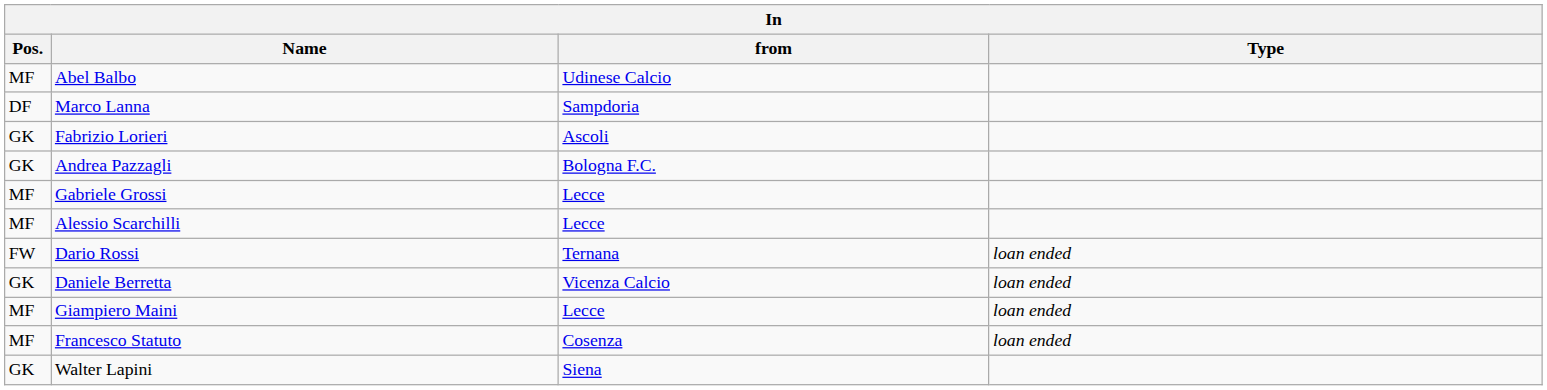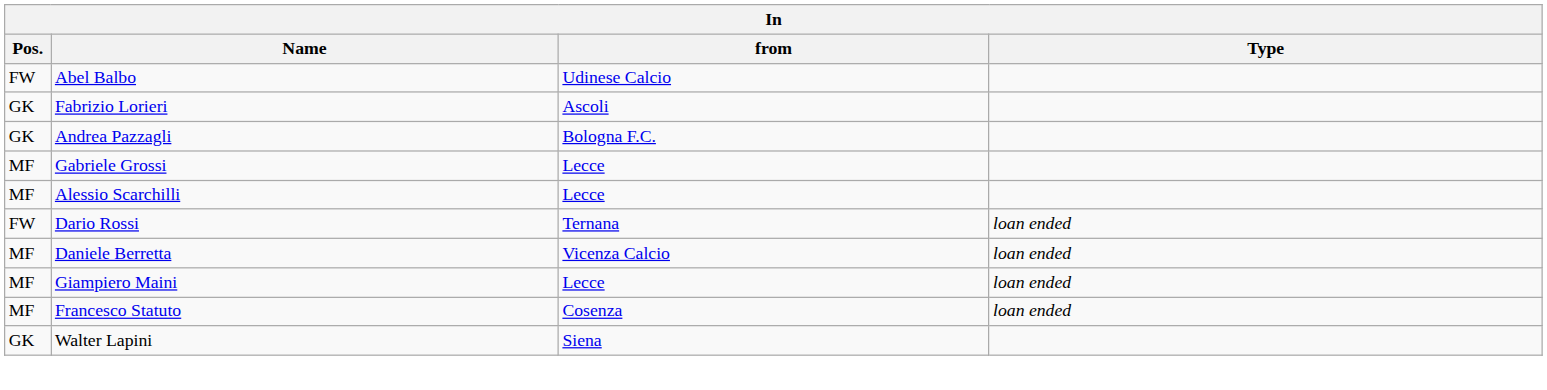(22, 77) MF -> (22, 77) FW
- row: (102, 107)
(22, 282) GK -> (22, 253) MF
